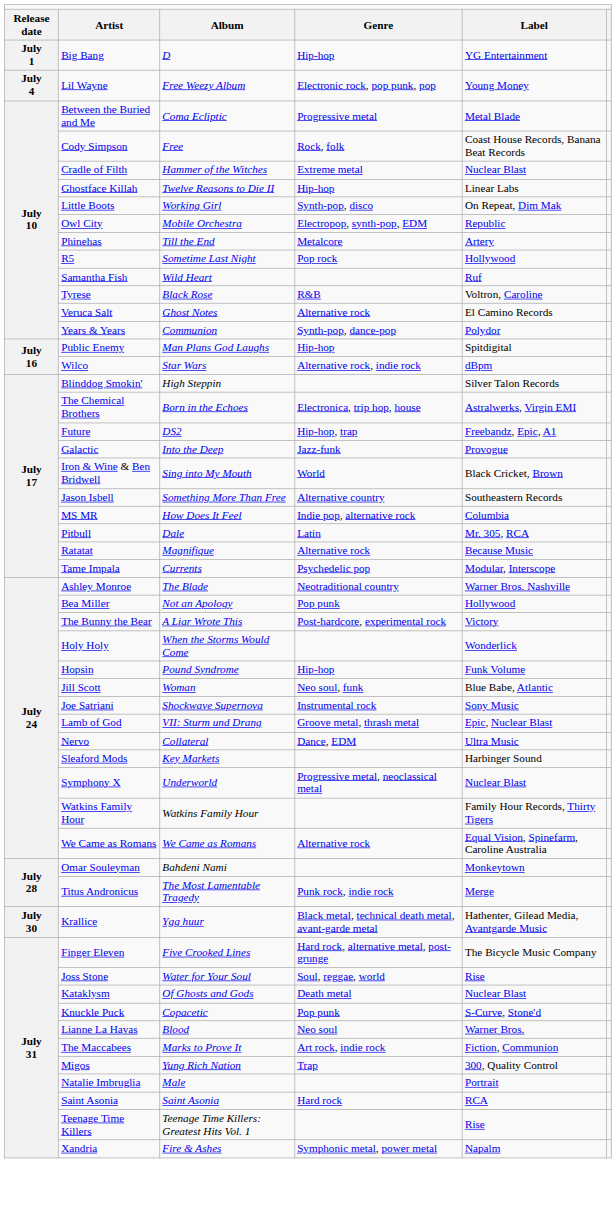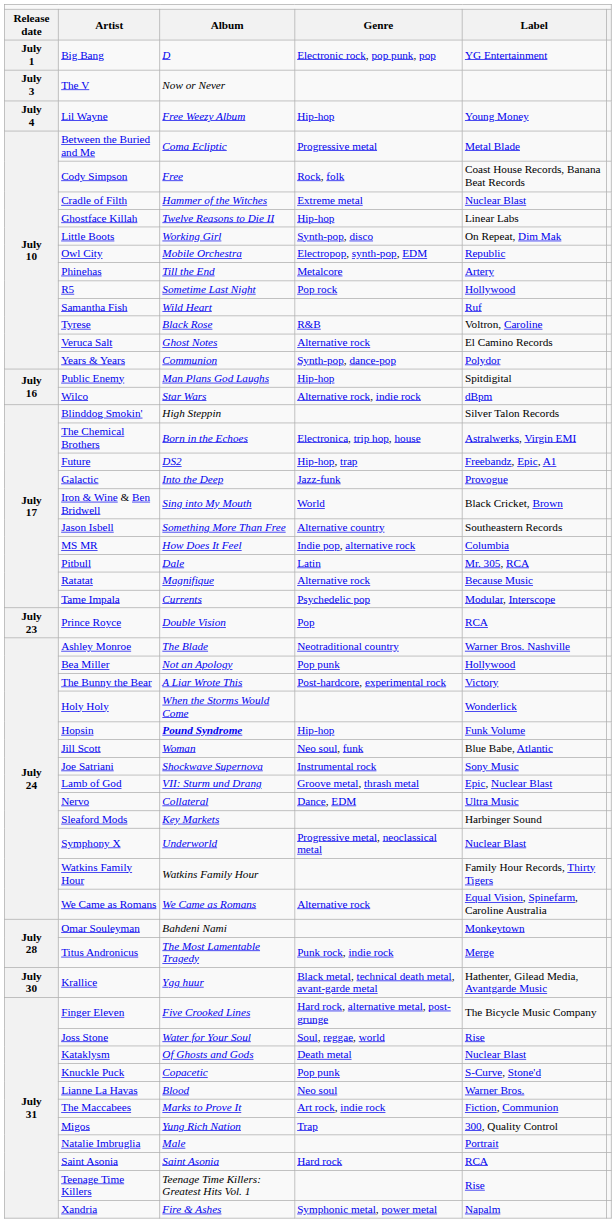(316, 55) Hip-hop -> (366, 55) Electronic rock, pop punk, pop
+ row: (75, 85)
(366, 85) Electronic rock, pop punk, pop -> (316, 115) Hip-hop
+ row: (91, 622)
(201, 669) normal -> (202, 730) bold
